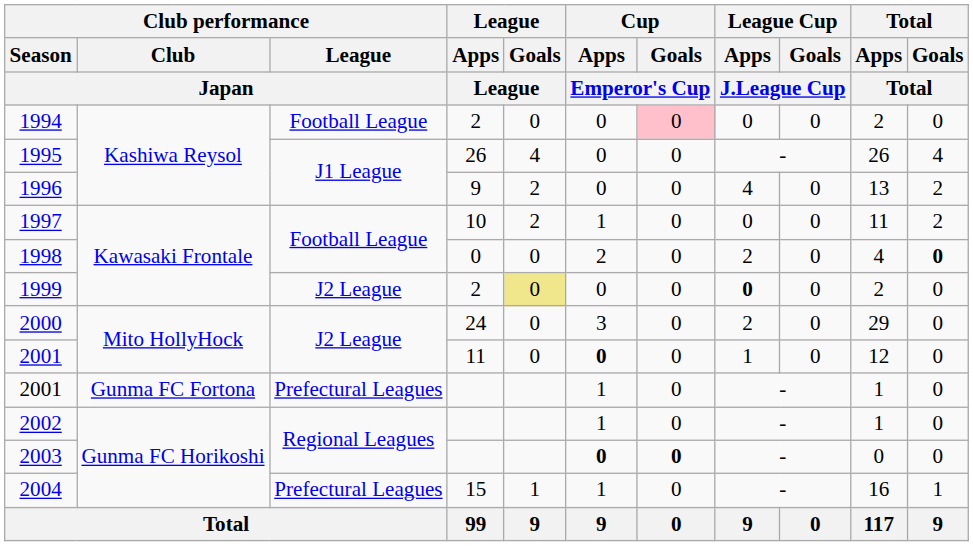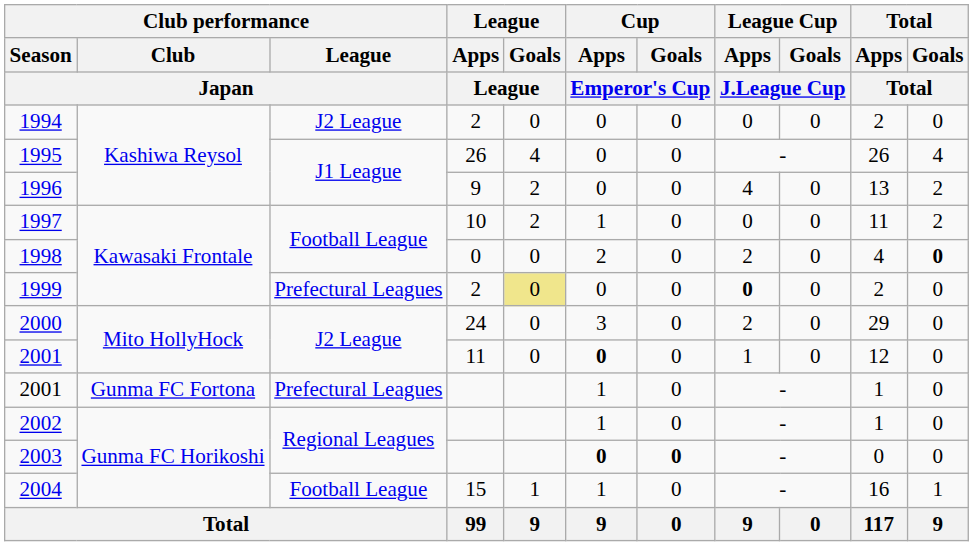(358, 121) Football League -> (358, 121) J2 League
(676, 121) pink background -> (676, 121) no background
(358, 289) J2 League -> (358, 289) Prefectural Leagues
(358, 490) Prefectural Leagues -> (358, 490) Football League
